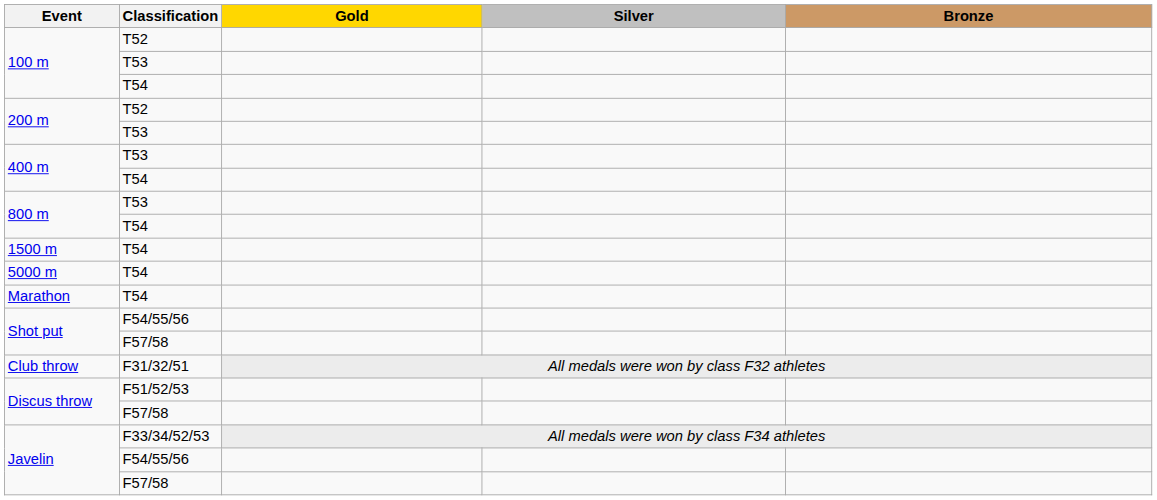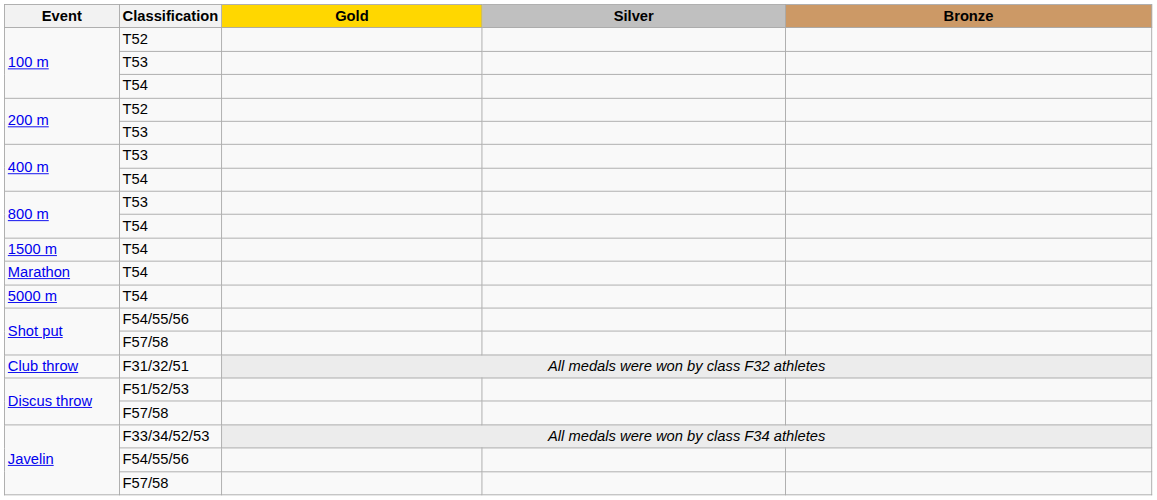rows swapped: (32, 272) <-> (39, 296)
